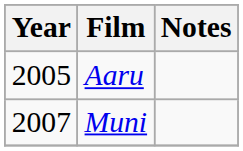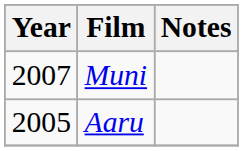rows swapped: (114, 74) <-> (116, 121)
